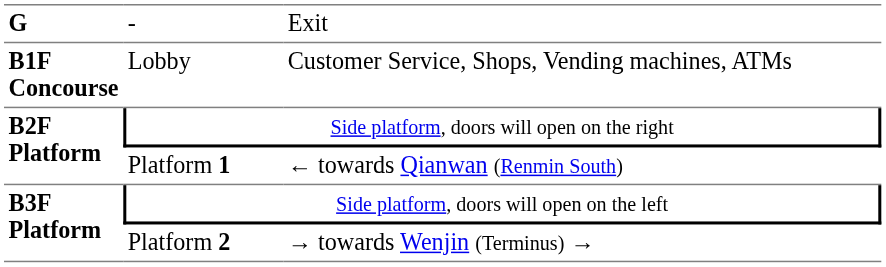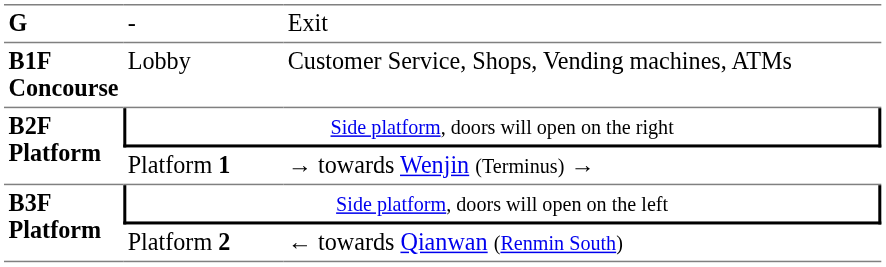(455, 165) ← towards Qianwan (Renmin South) -> (441, 165) → towards Wenjin (Terminus) →
(441, 242) → towards Wenjin (Terminus) → -> (455, 242) ← towards Qianwan (Renmin South)
